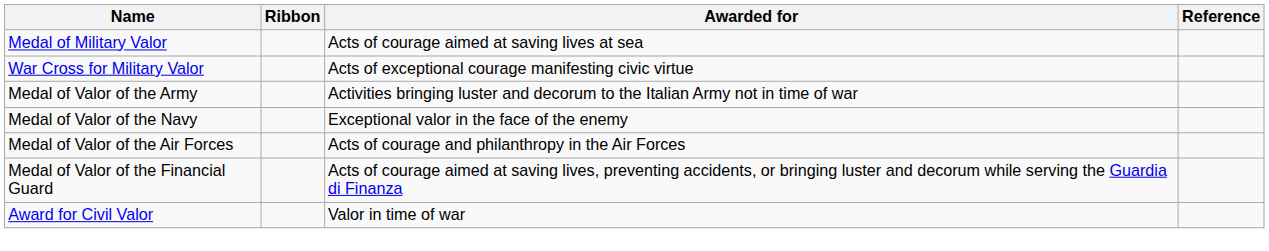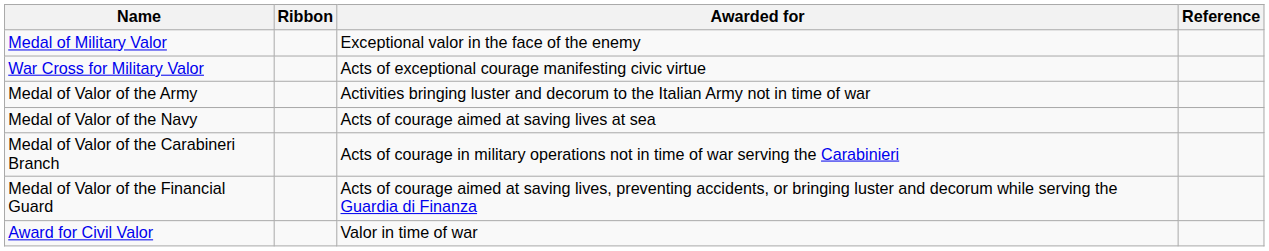(486, 42) Acts of courage aimed at saving lives at sea -> (491, 42) Exceptional valor in the face of the enemy
(478, 119) Exceptional valor in the face of the enemy -> (498, 119) Acts of courage aimed at saving lives at sea
- row: (121, 145)
+ row: (122, 154)
